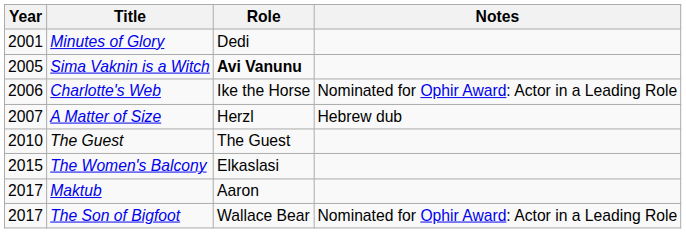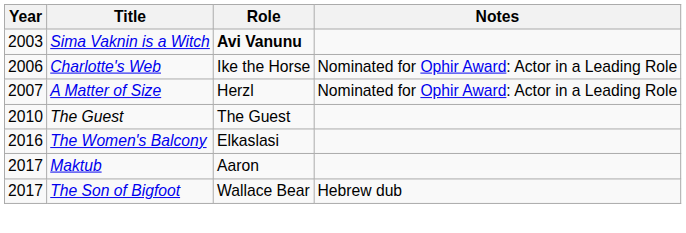- row: (107, 41)
(26, 66) 2005 -> (26, 41) 2003
(360, 116) Hebrew dub -> (497, 91) Nominated for Ophir Award: Actor in a Leading Role
(26, 166) 2015 -> (26, 141) 2016
(497, 215) Nominated for Ophir Award: Actor in a Leading Role -> (360, 191) Hebrew dub
